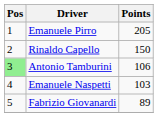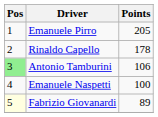(142, 48) 150 -> (142, 48) 178
(142, 84) 103 -> (142, 84) 100
(10, 102) no background -> (10, 102) lightyellow background
